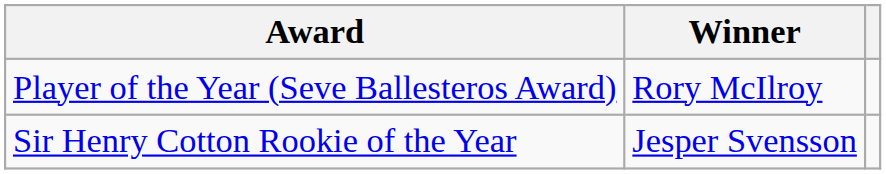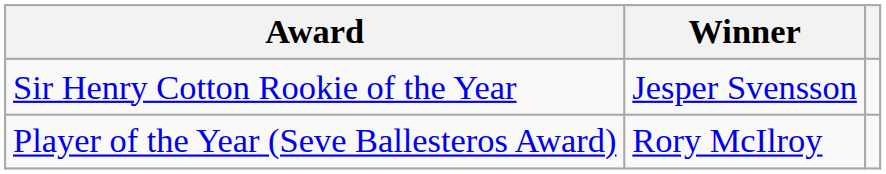rows swapped: (315, 86) <-> (265, 140)
